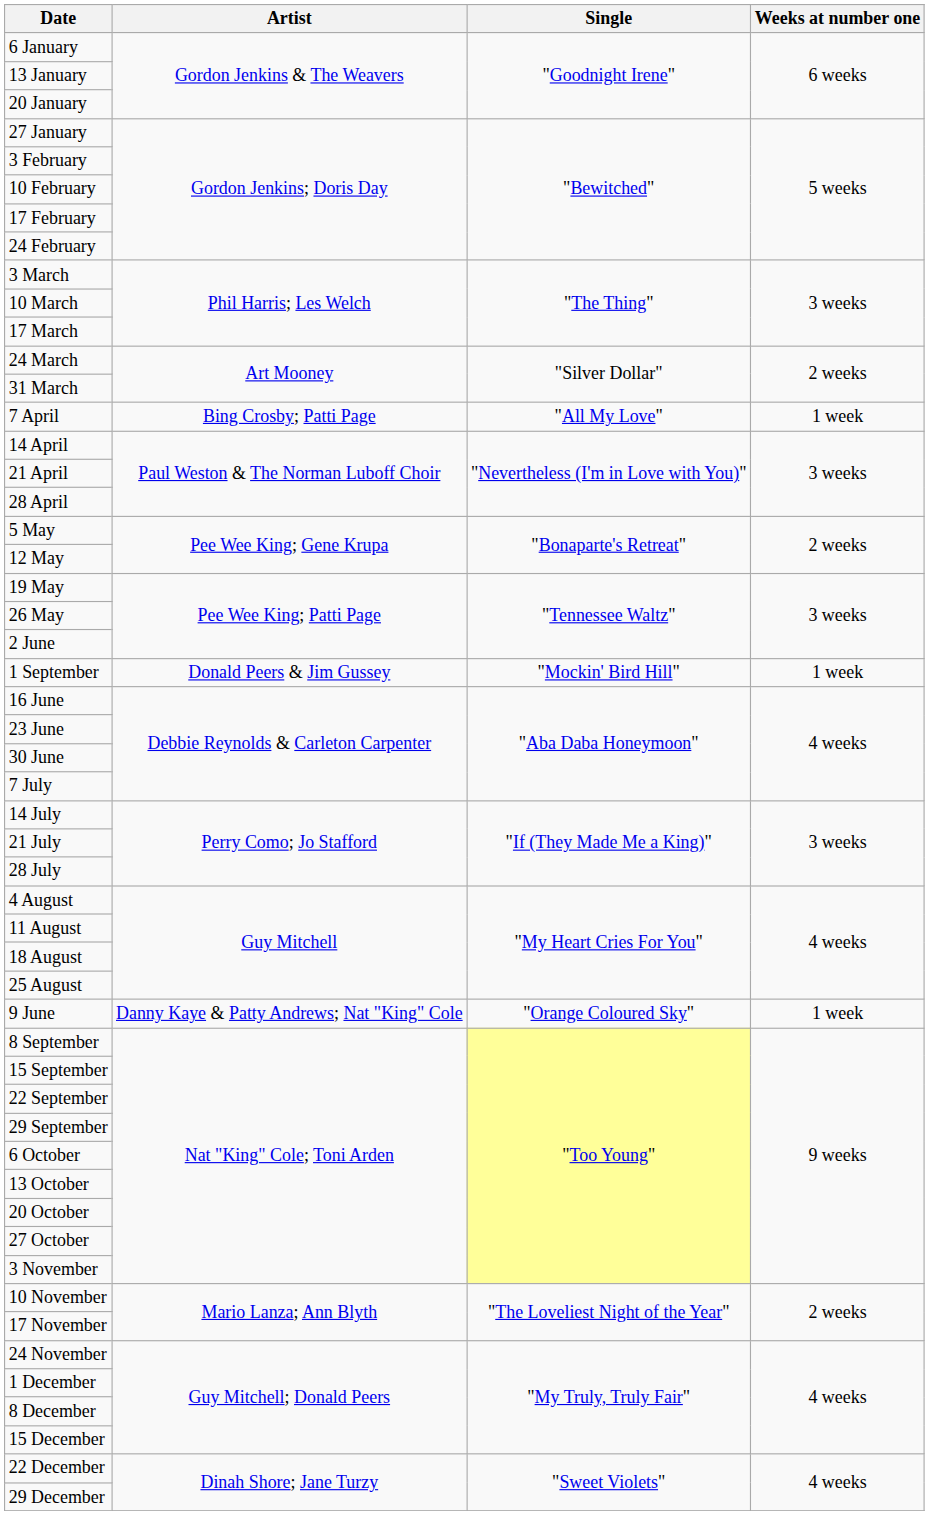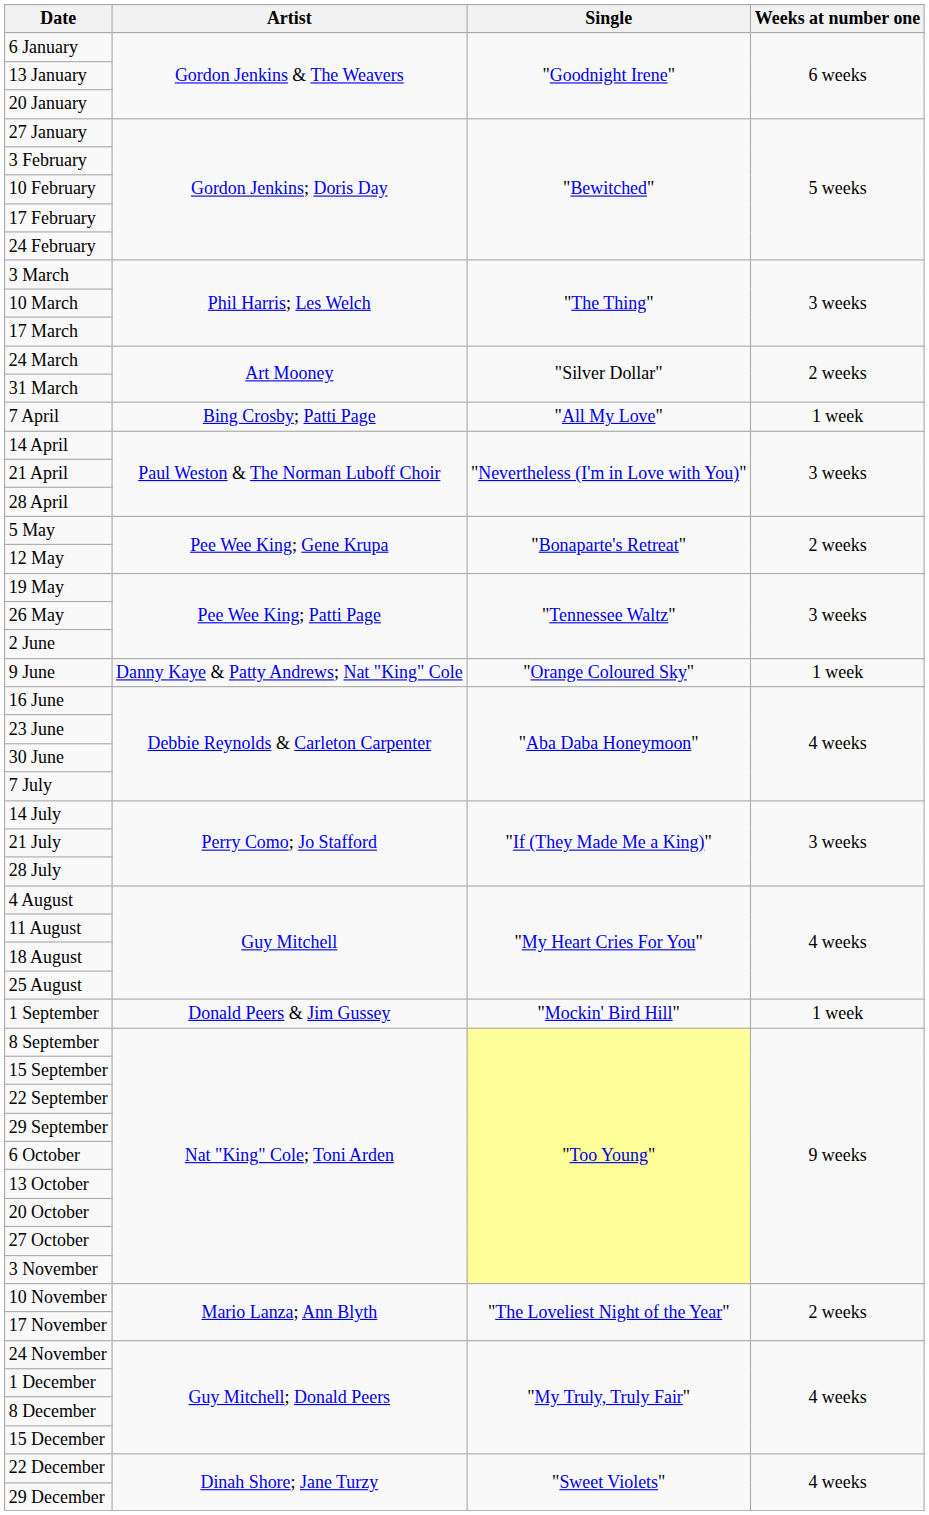rows swapped: (32, 1013) <-> (54, 672)
